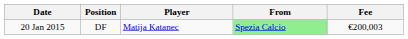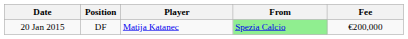(365, 27) €200,003 -> (365, 27) €200,000
